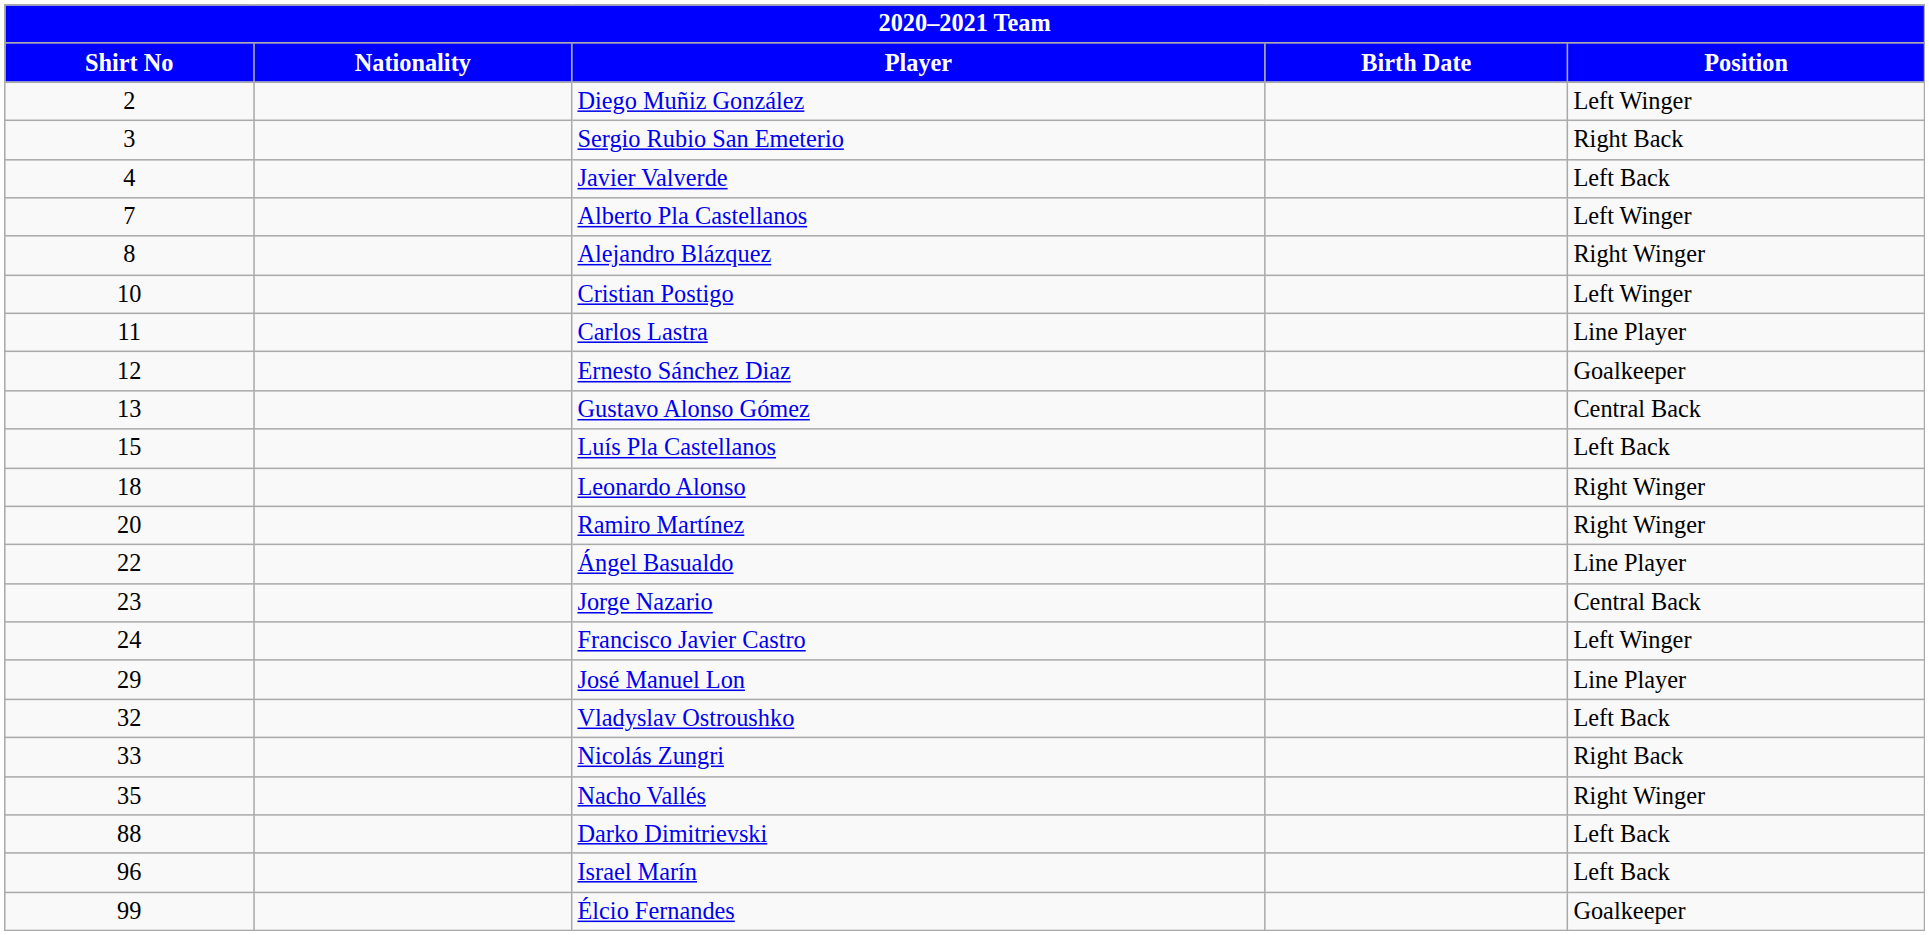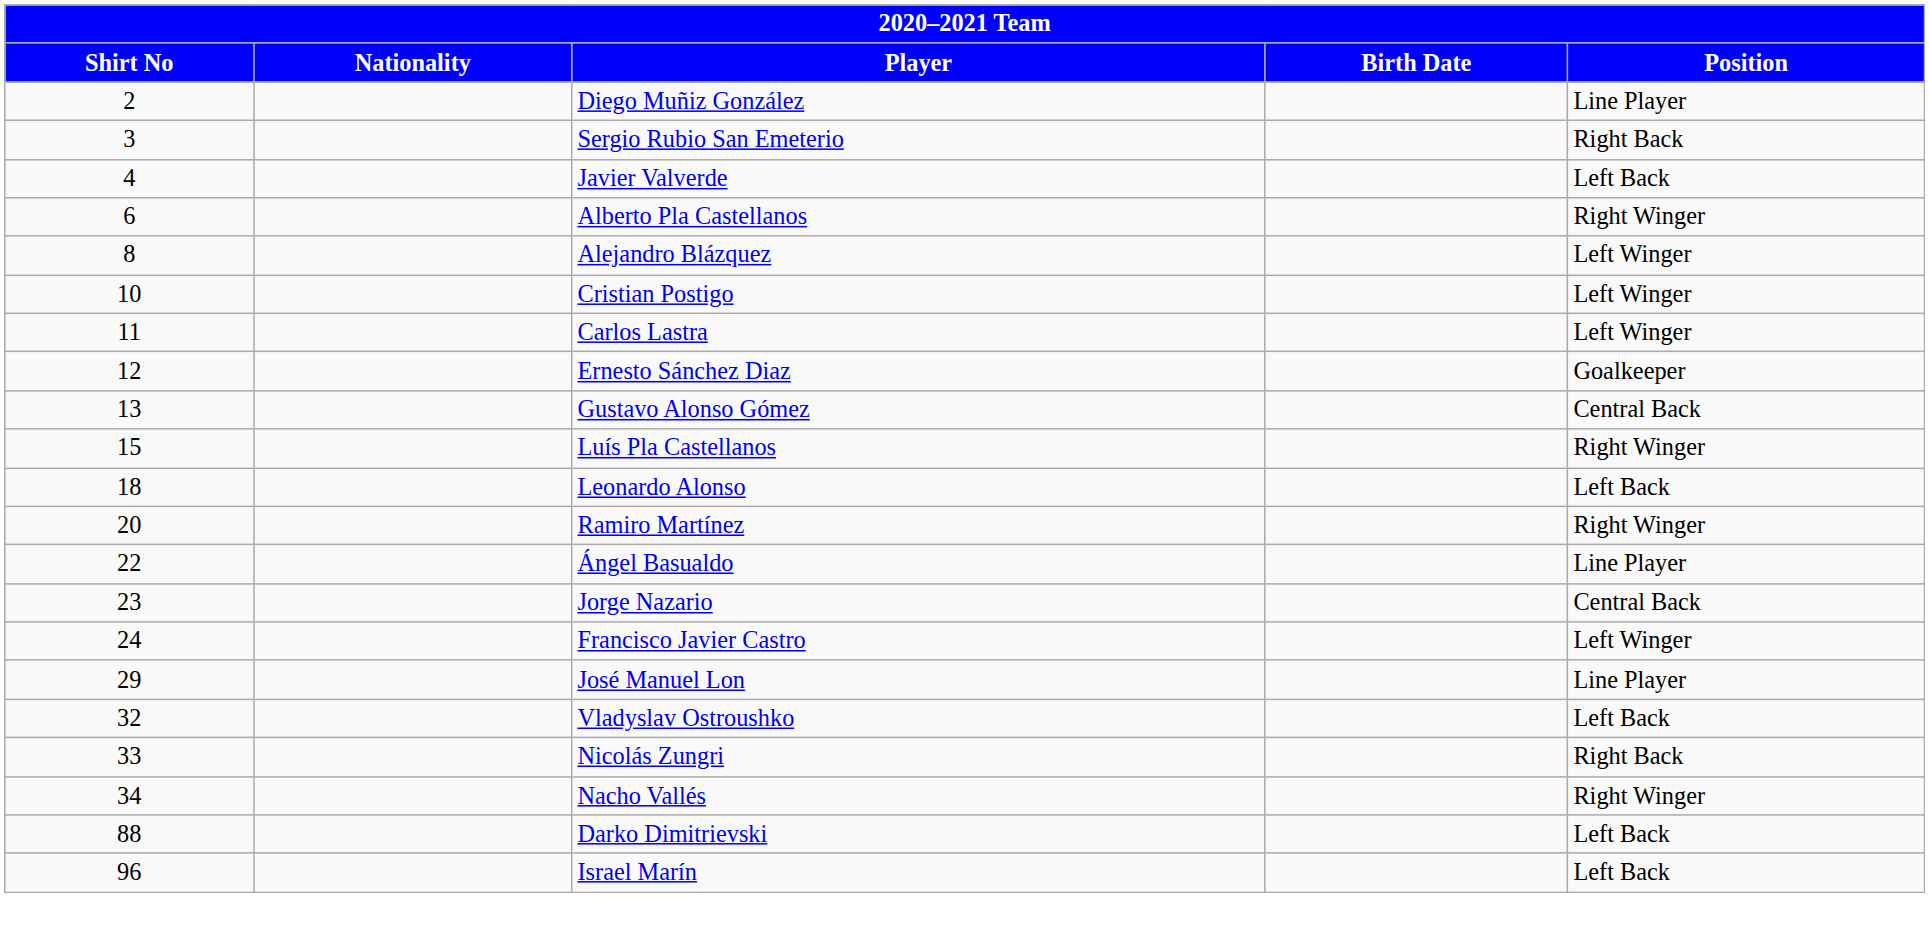(1632, 100) Left Winger -> (1630, 100) Line Player
(129, 216) 7 -> (129, 216) 6
(1632, 216) Left Winger -> (1639, 216) Right Winger
(1639, 255) Right Winger -> (1632, 255) Left Winger
(1630, 332) Line Player -> (1632, 332) Left Winger
(1622, 448) Left Back -> (1639, 448) Right Winger
(1639, 486) Right Winger -> (1622, 486) Left Back
(129, 795) 35 -> (129, 795) 34
- row: (656, 910)
